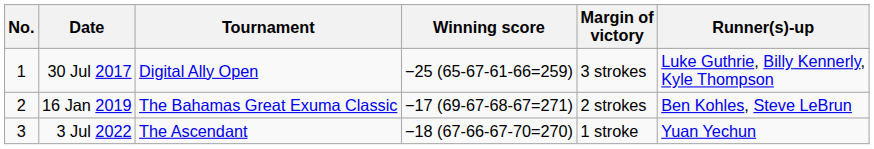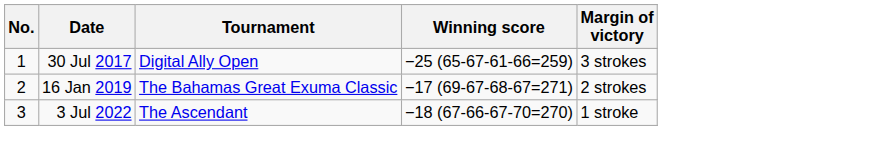- column: (763, 27)
